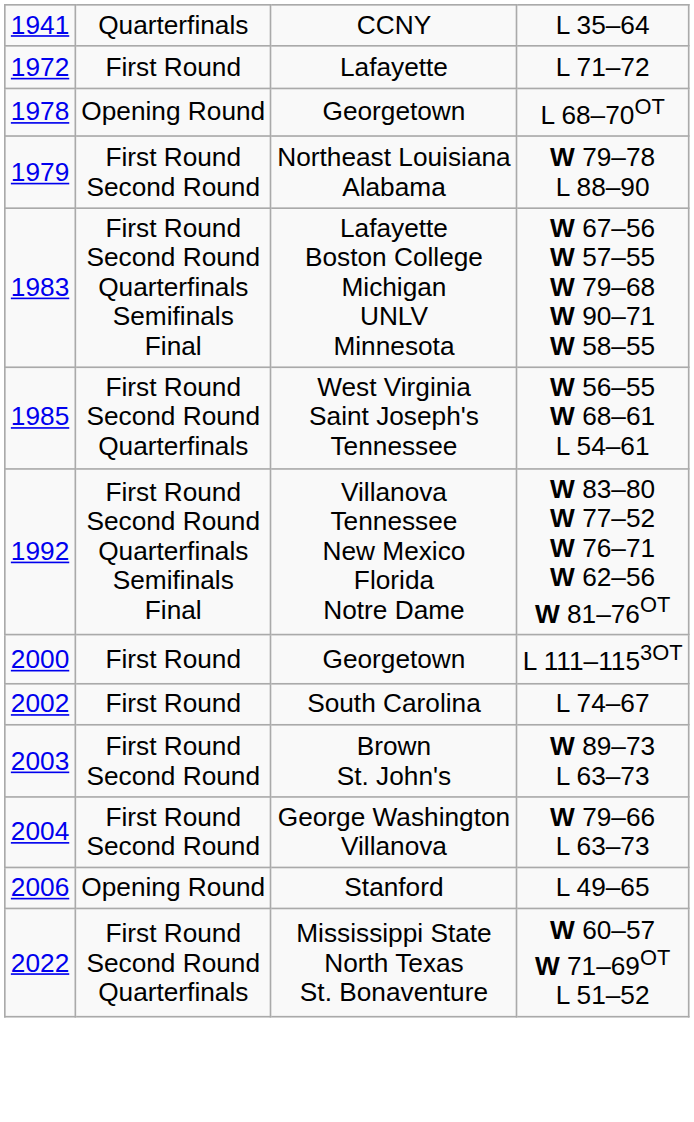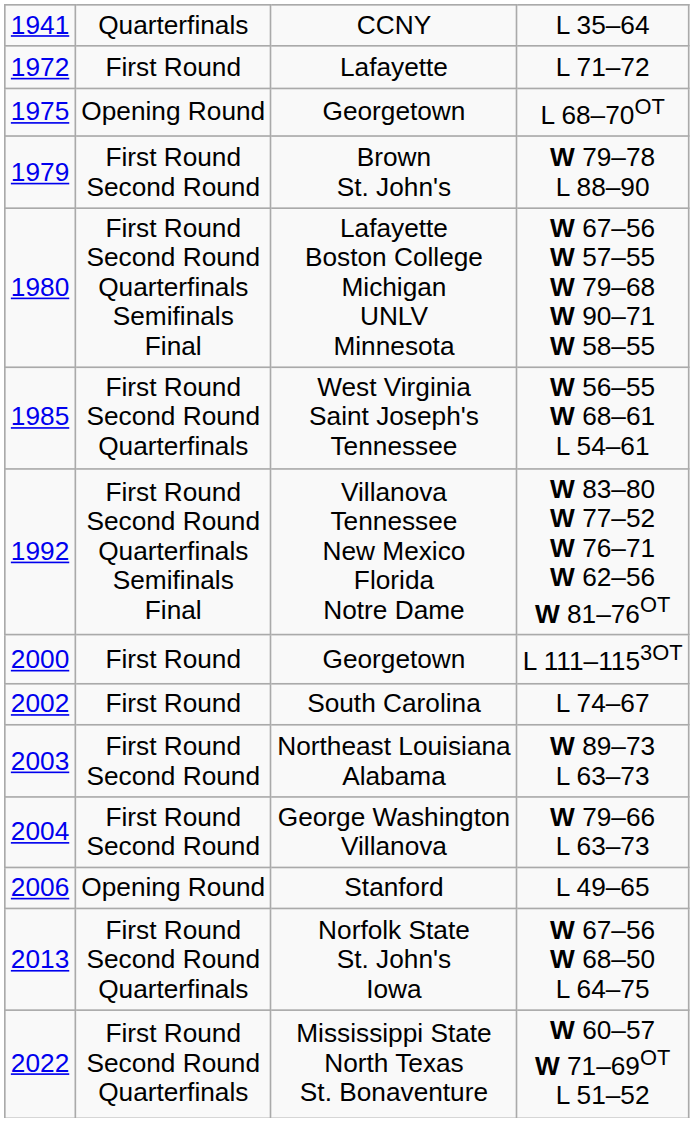(40, 112) 1978 -> (40, 112) 1975
(394, 172) Northeast Louisiana Alabama -> (394, 172) Brown St. John's
(40, 287) 1983 -> (40, 287) 1980
(394, 760) Brown St. John's -> (394, 760) Northeast Louisiana Alabama
+ row: (603, 959)
